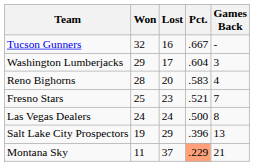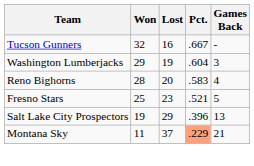(167, 62) 17 -> (167, 62) 19
(216, 98) 7 -> (216, 98) 5
- row: (49, 116)
